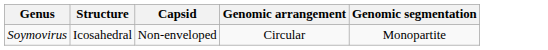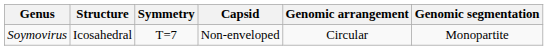+ column: (166, 14)
